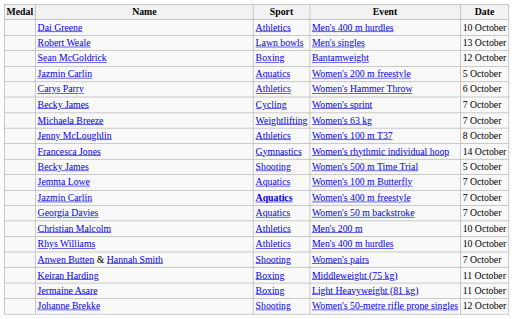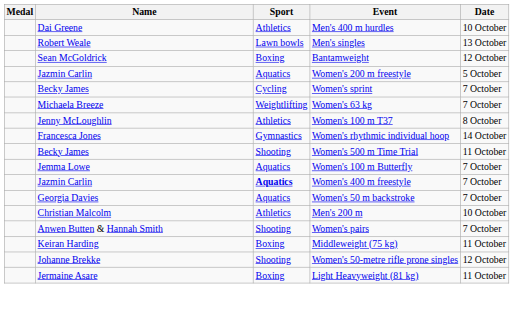- row: (61, 89)
(482, 167) 5 October -> (484, 151) 11 October
- row: (66, 244)
rows swapped: (68, 290) <-> (69, 306)
